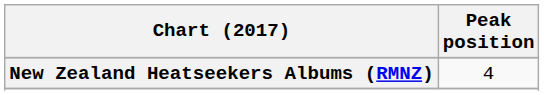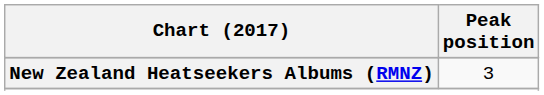(489, 74) 4 -> (489, 74) 3
